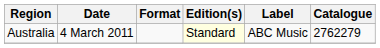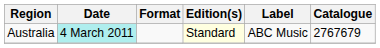(97, 33) no background -> (97, 33) paleturquoise background
(337, 33) 2762279 -> (337, 33) 2767679
